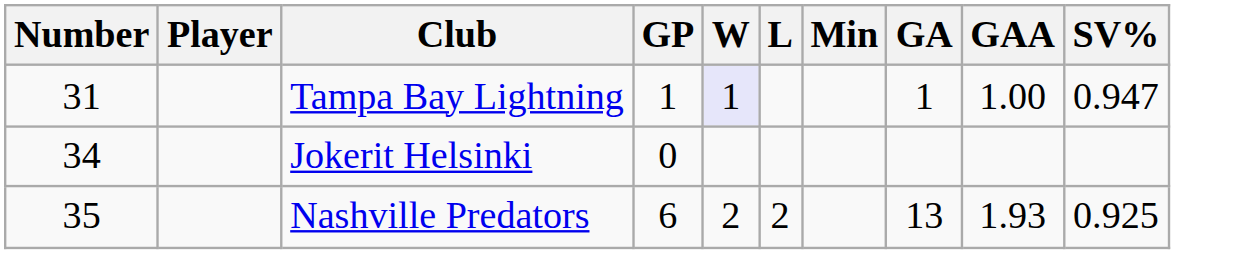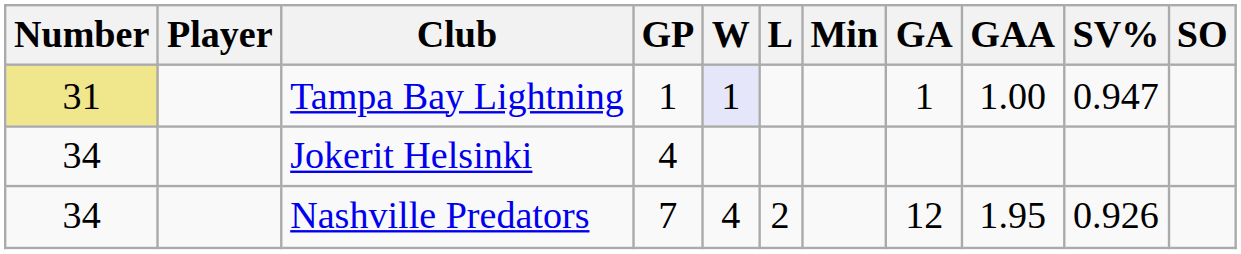+ column: (1202, 34)
(82, 95) no background -> (82, 95) khaki background
(668, 155) 0 -> (668, 155) 4
(82, 215) 35 -> (82, 215) 34
(668, 215) 6 -> (668, 215) 7
(731, 215) 2 -> (731, 215) 4
(924, 215) 13 -> (924, 215) 12
(1013, 215) 1.93 -> (1013, 215) 1.95
(1116, 215) 0.925 -> (1116, 215) 0.926
